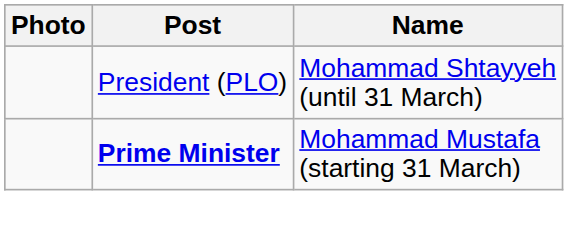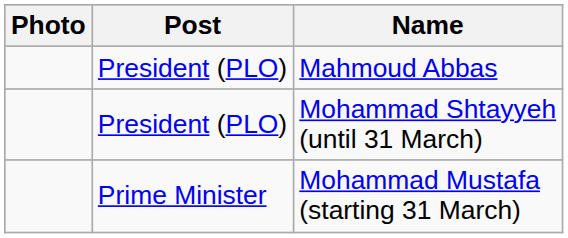+ row: (398, 67)
(189, 153) bold -> (182, 195) normal
